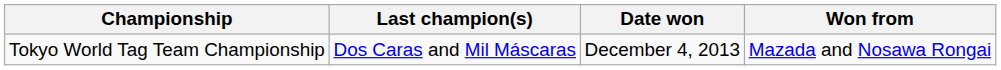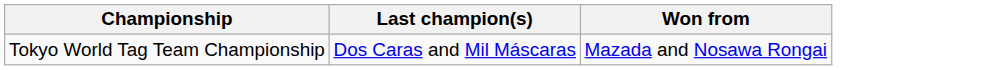- column: (662, 19)
